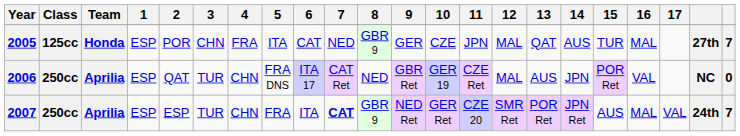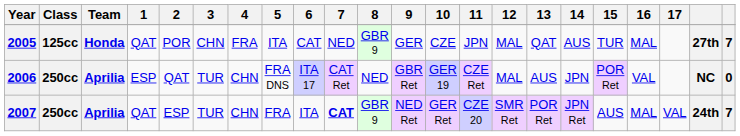(143, 42) ESP -> (143, 42) QAT
(143, 112) ESP -> (143, 112) QAT
